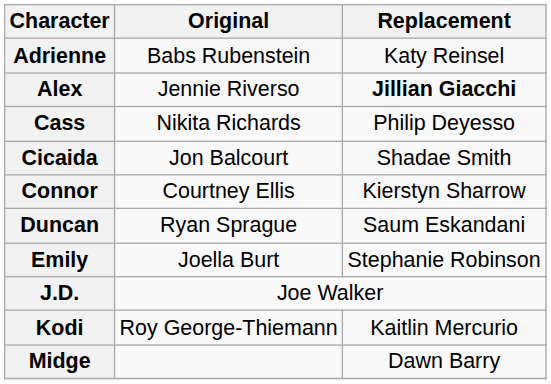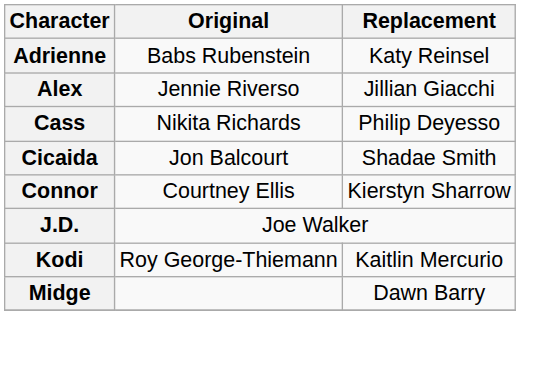(444, 89) bold -> (429, 89) normal
- row: (60, 225)
- row: (60, 259)
